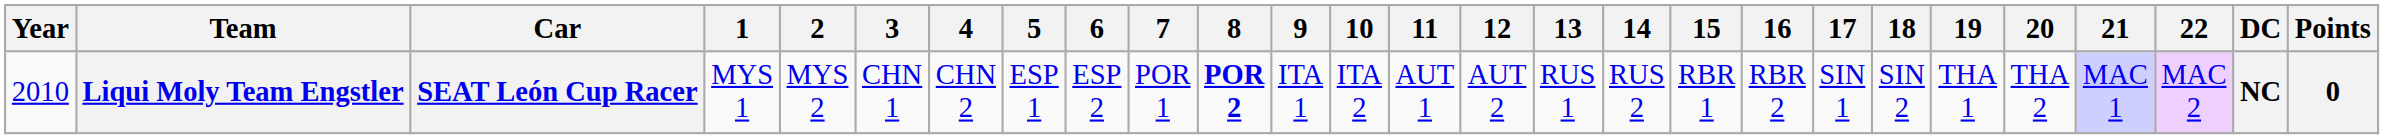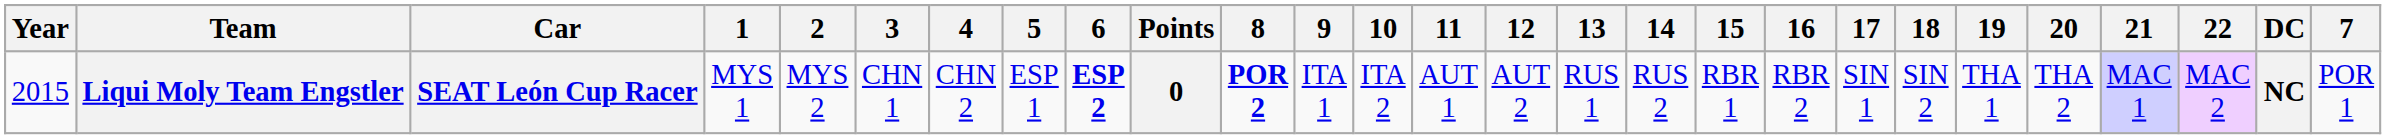columns swapped: (1163, 27) <-> (2333, 27)
(40, 91) 2010 -> (40, 91) 2015
(1097, 91) normal -> (1098, 91) bold
